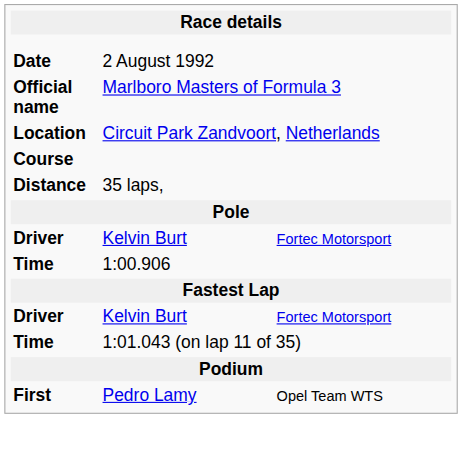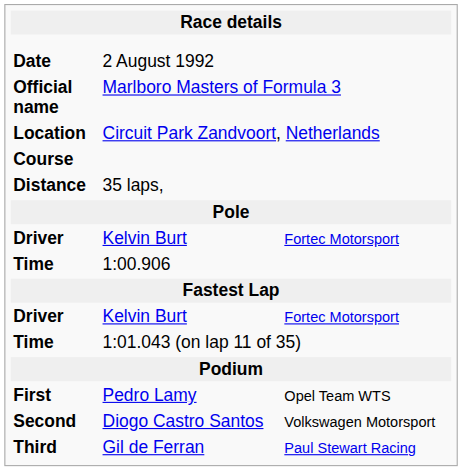+ row: (45, 421)
+ row: (35, 447)
